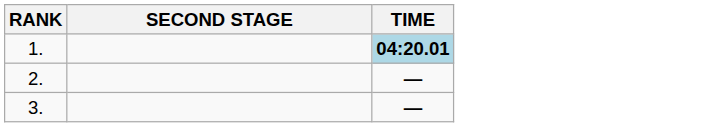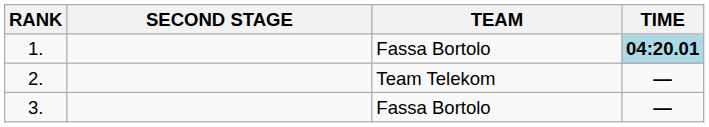+ column: (497, 19)
